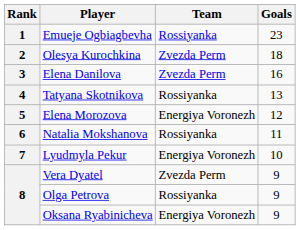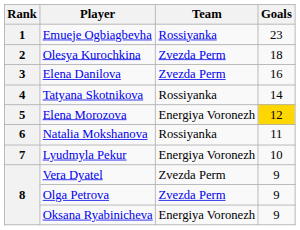(276, 94) 13 -> (276, 94) 14
(276, 114) no background -> (276, 114) gold background
(188, 194) Rossiyanka -> (192, 194) Zvezda Perm
